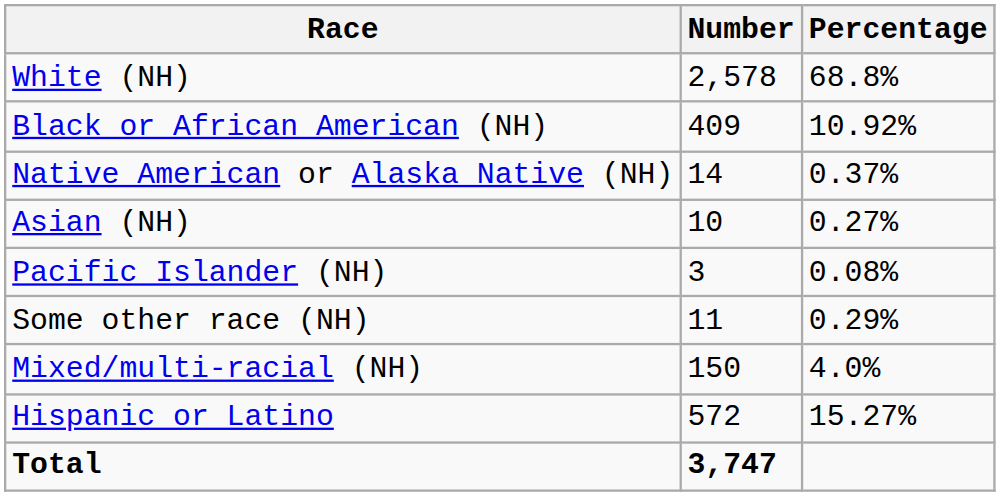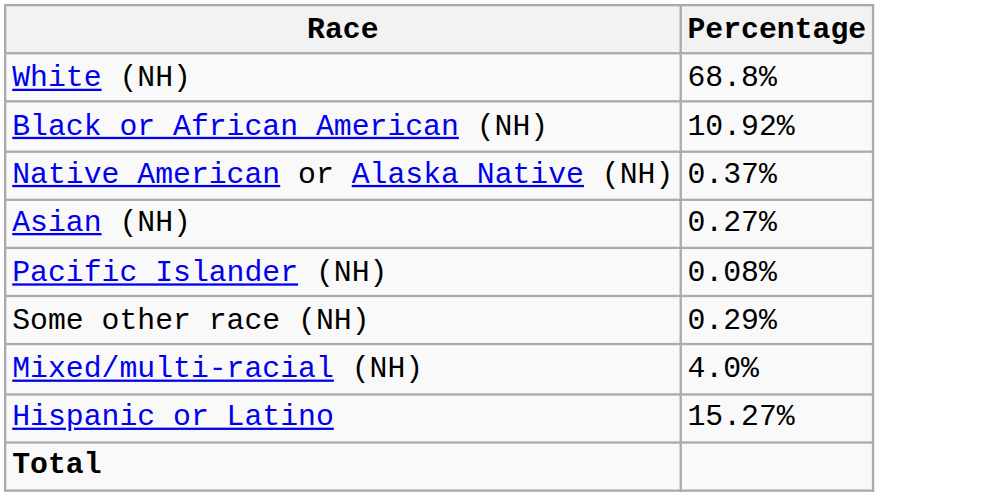- column: (741, 29)
